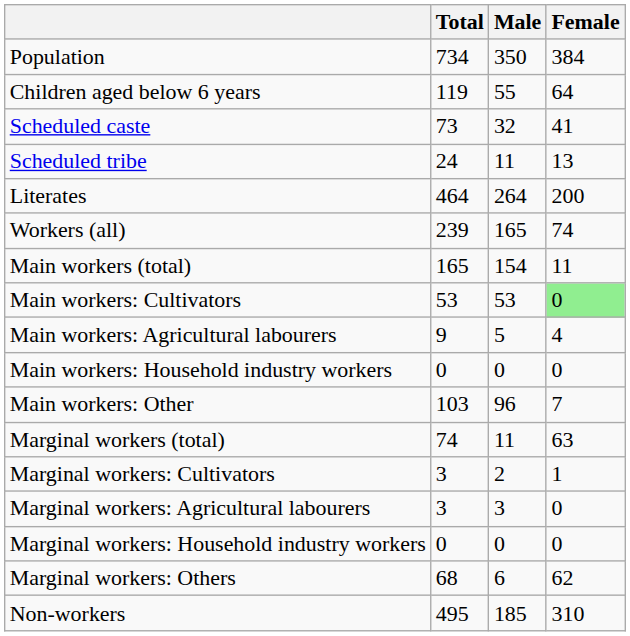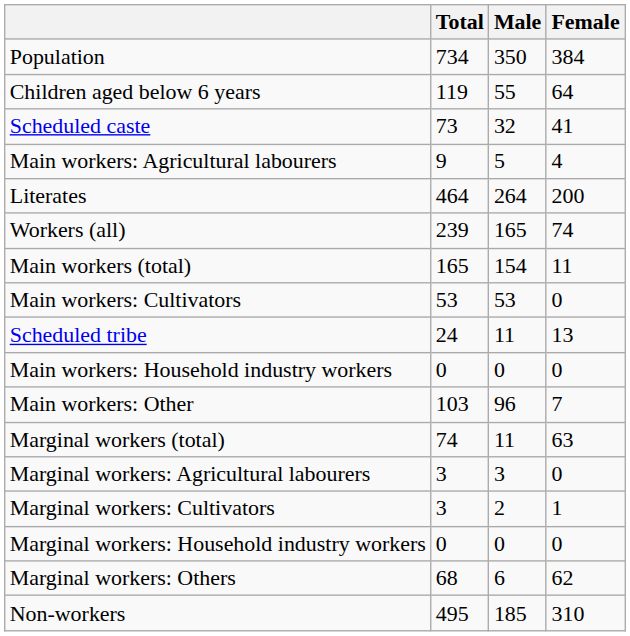rows swapped: (78, 160) <-> (173, 334)
(557, 299) lightgreen background -> (557, 299) no background
rows swapped: (142, 473) <-> (190, 508)
